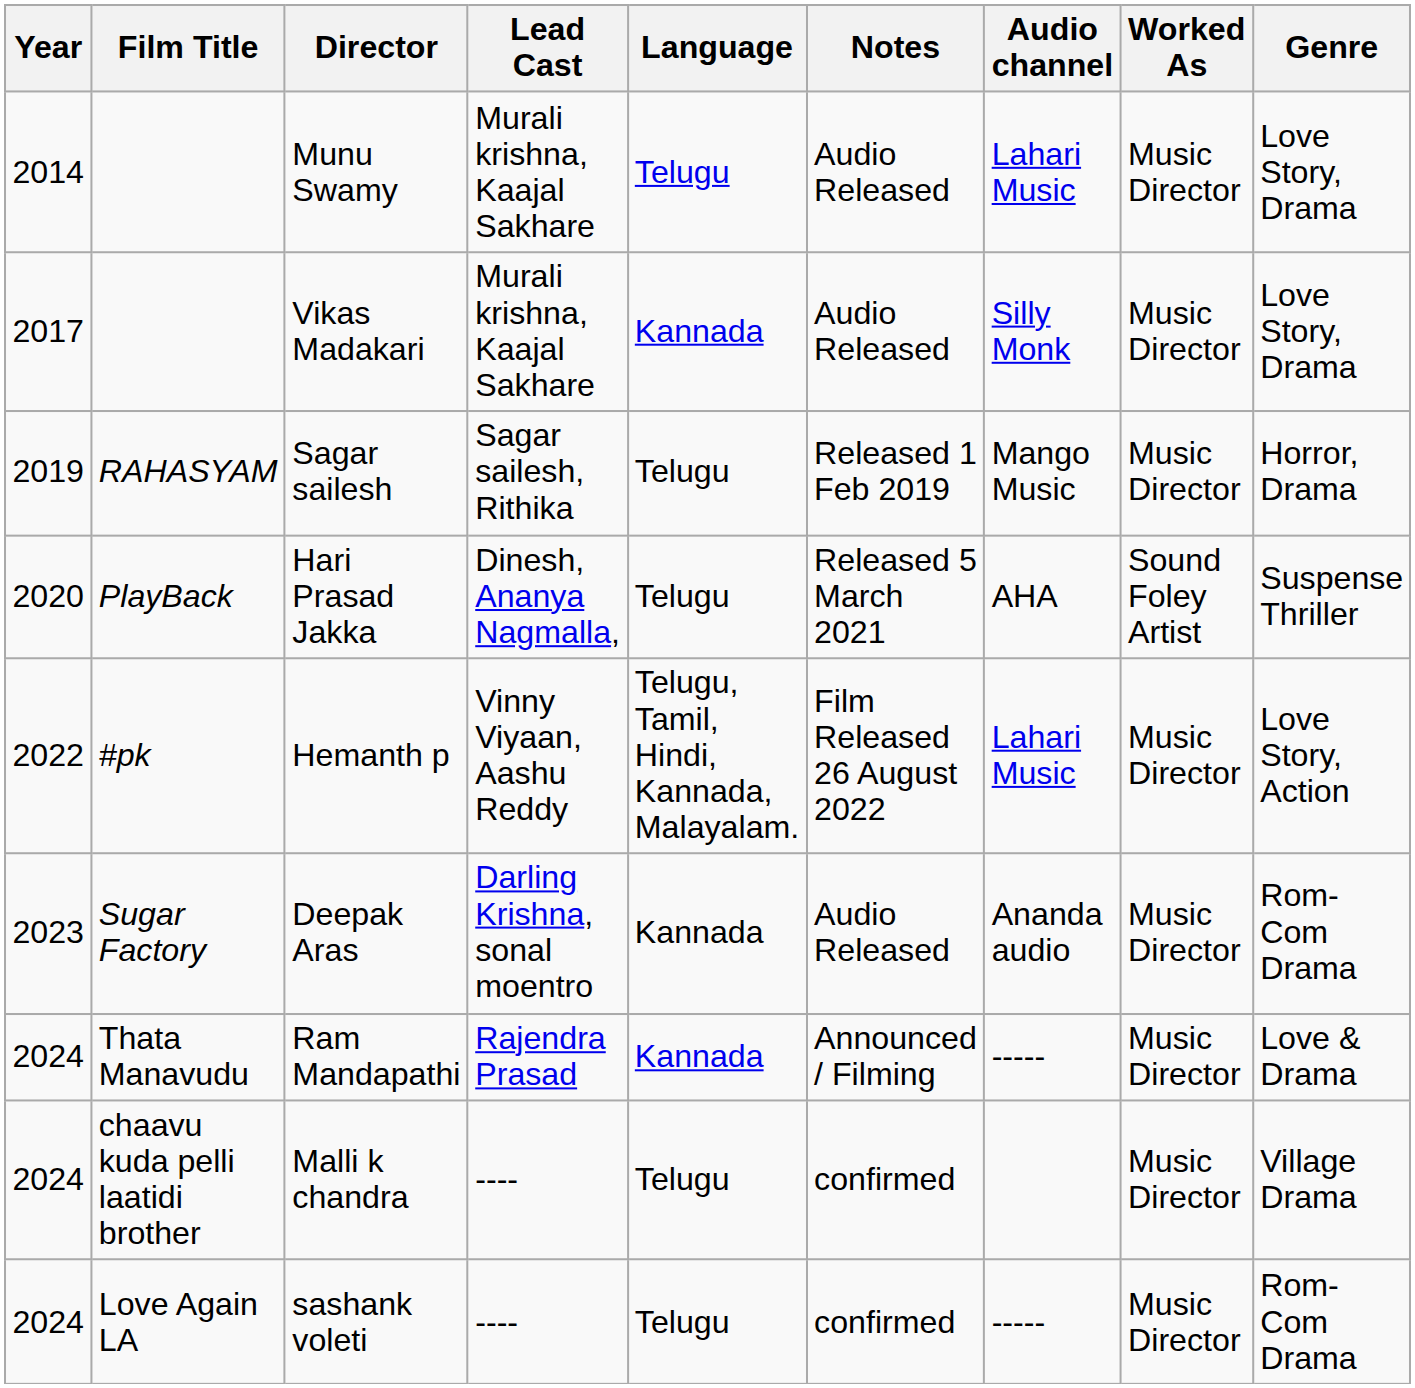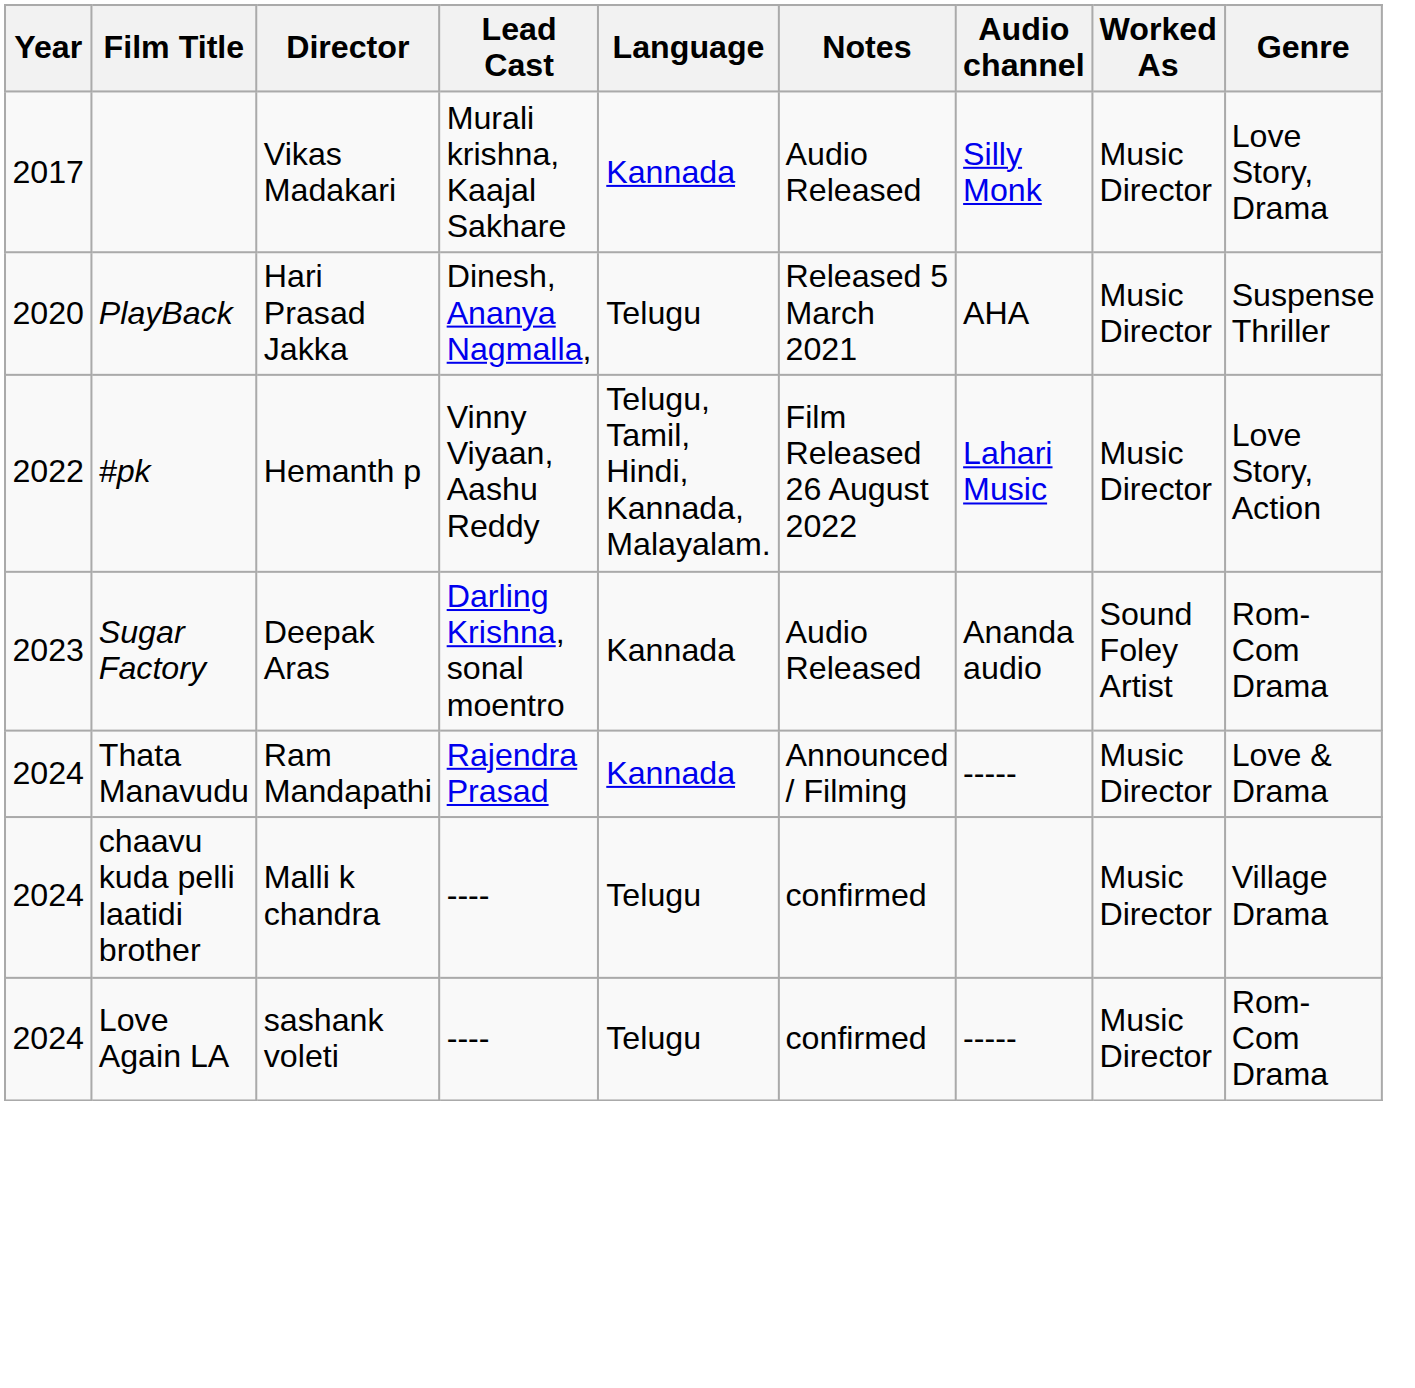- row: (345, 171)
- row: (342, 472)
(1175, 595) Sound Foley Artist -> (1156, 312) Music Director
(1184, 932) Music Director -> (1146, 650) Sound Foley Artist
